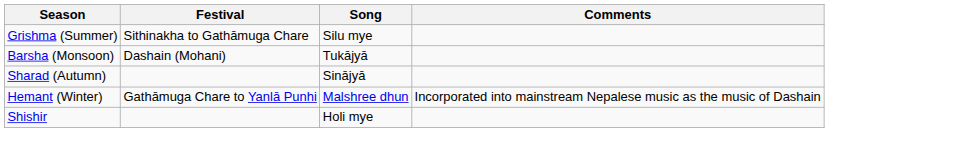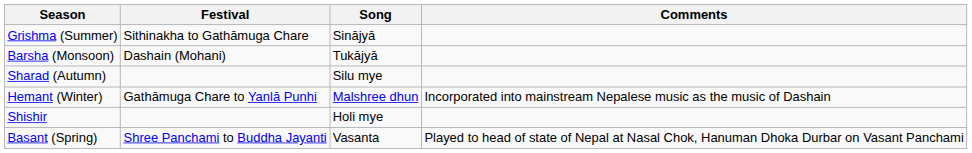(348, 35) Silu mye -> (354, 35) Sinājyā
(344, 76) Sinājyā -> (358, 76) Silu mye
+ row: (52, 138)
